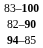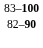- row: (22, 40)
